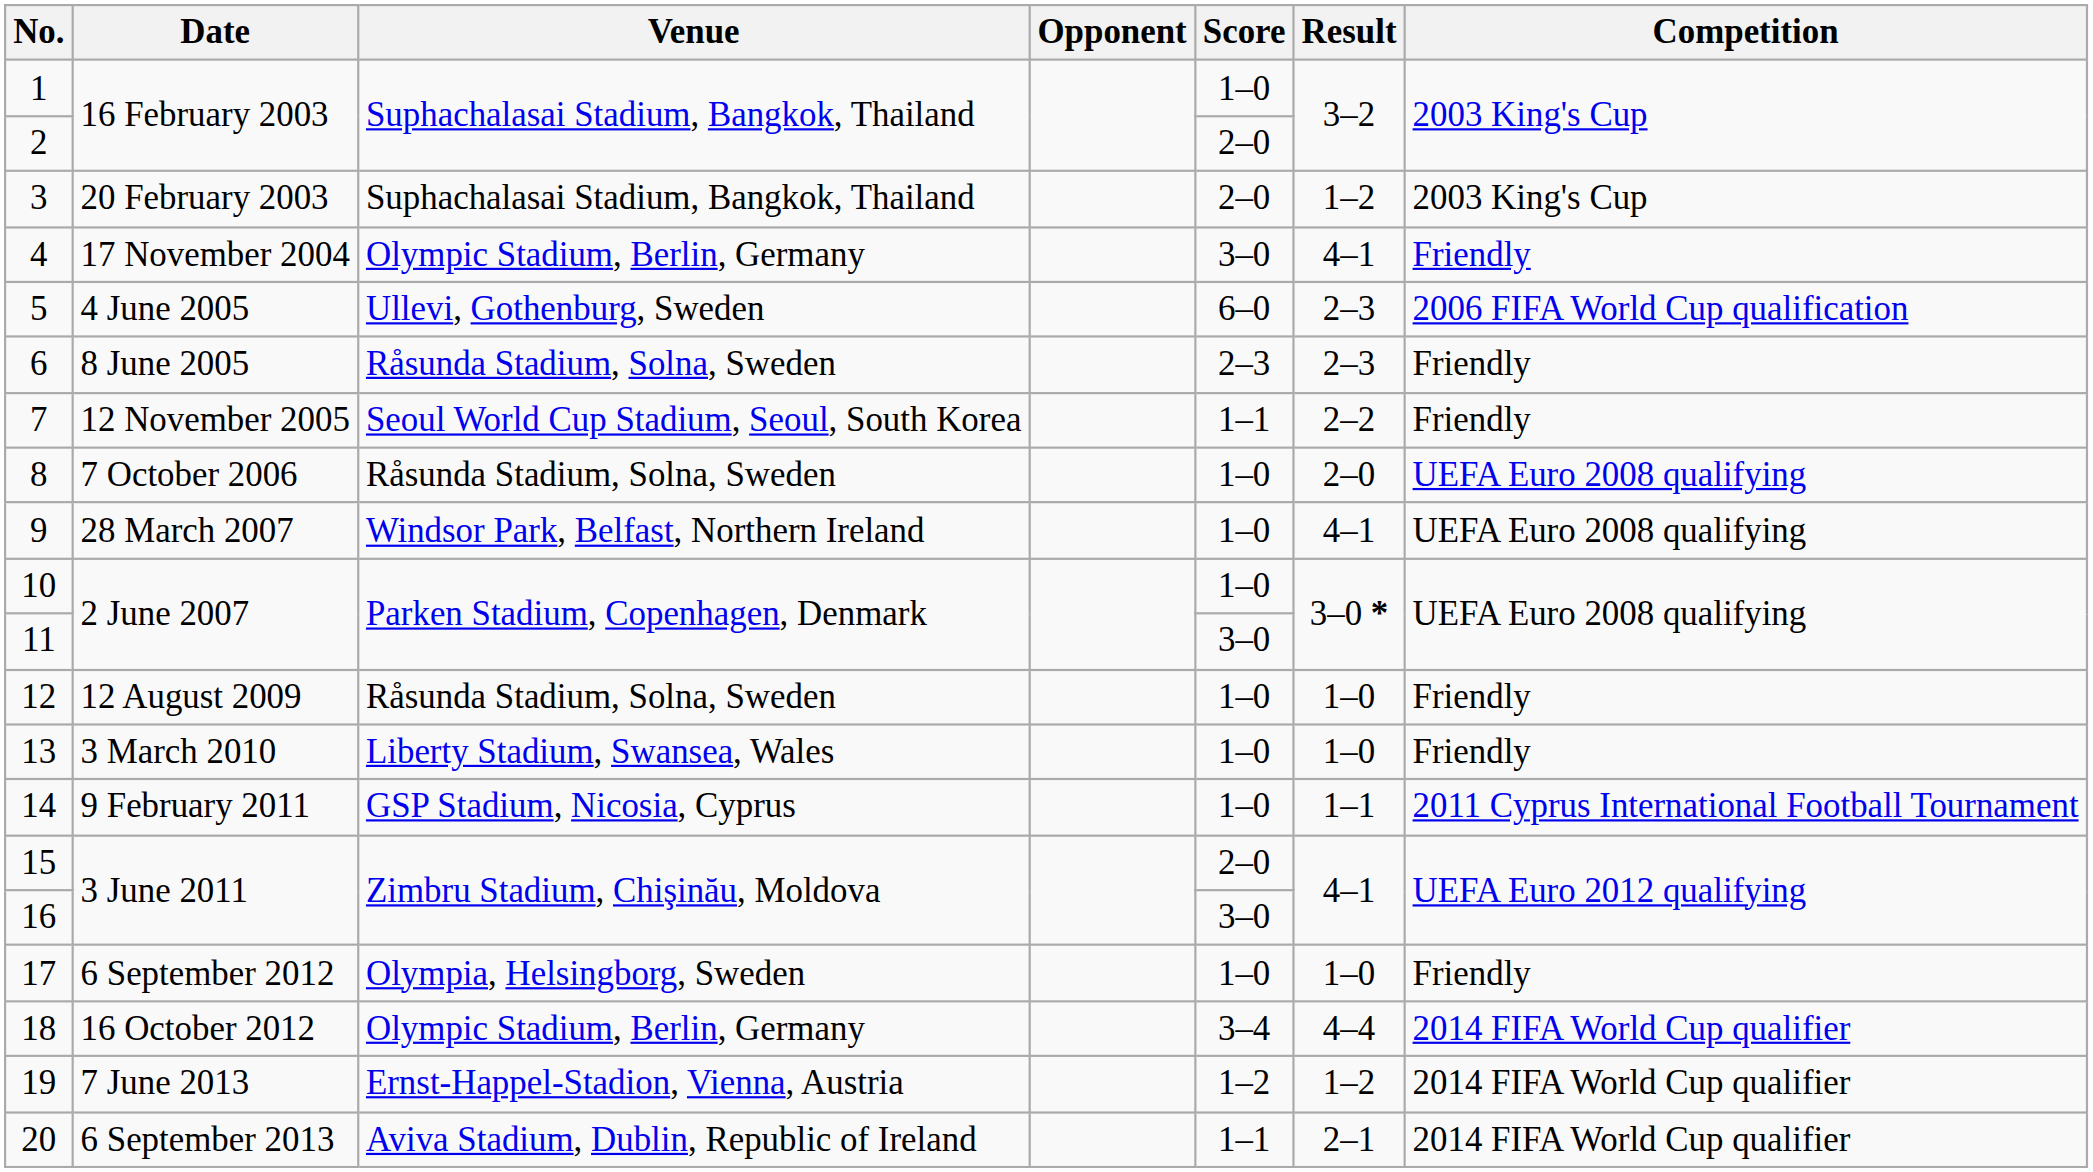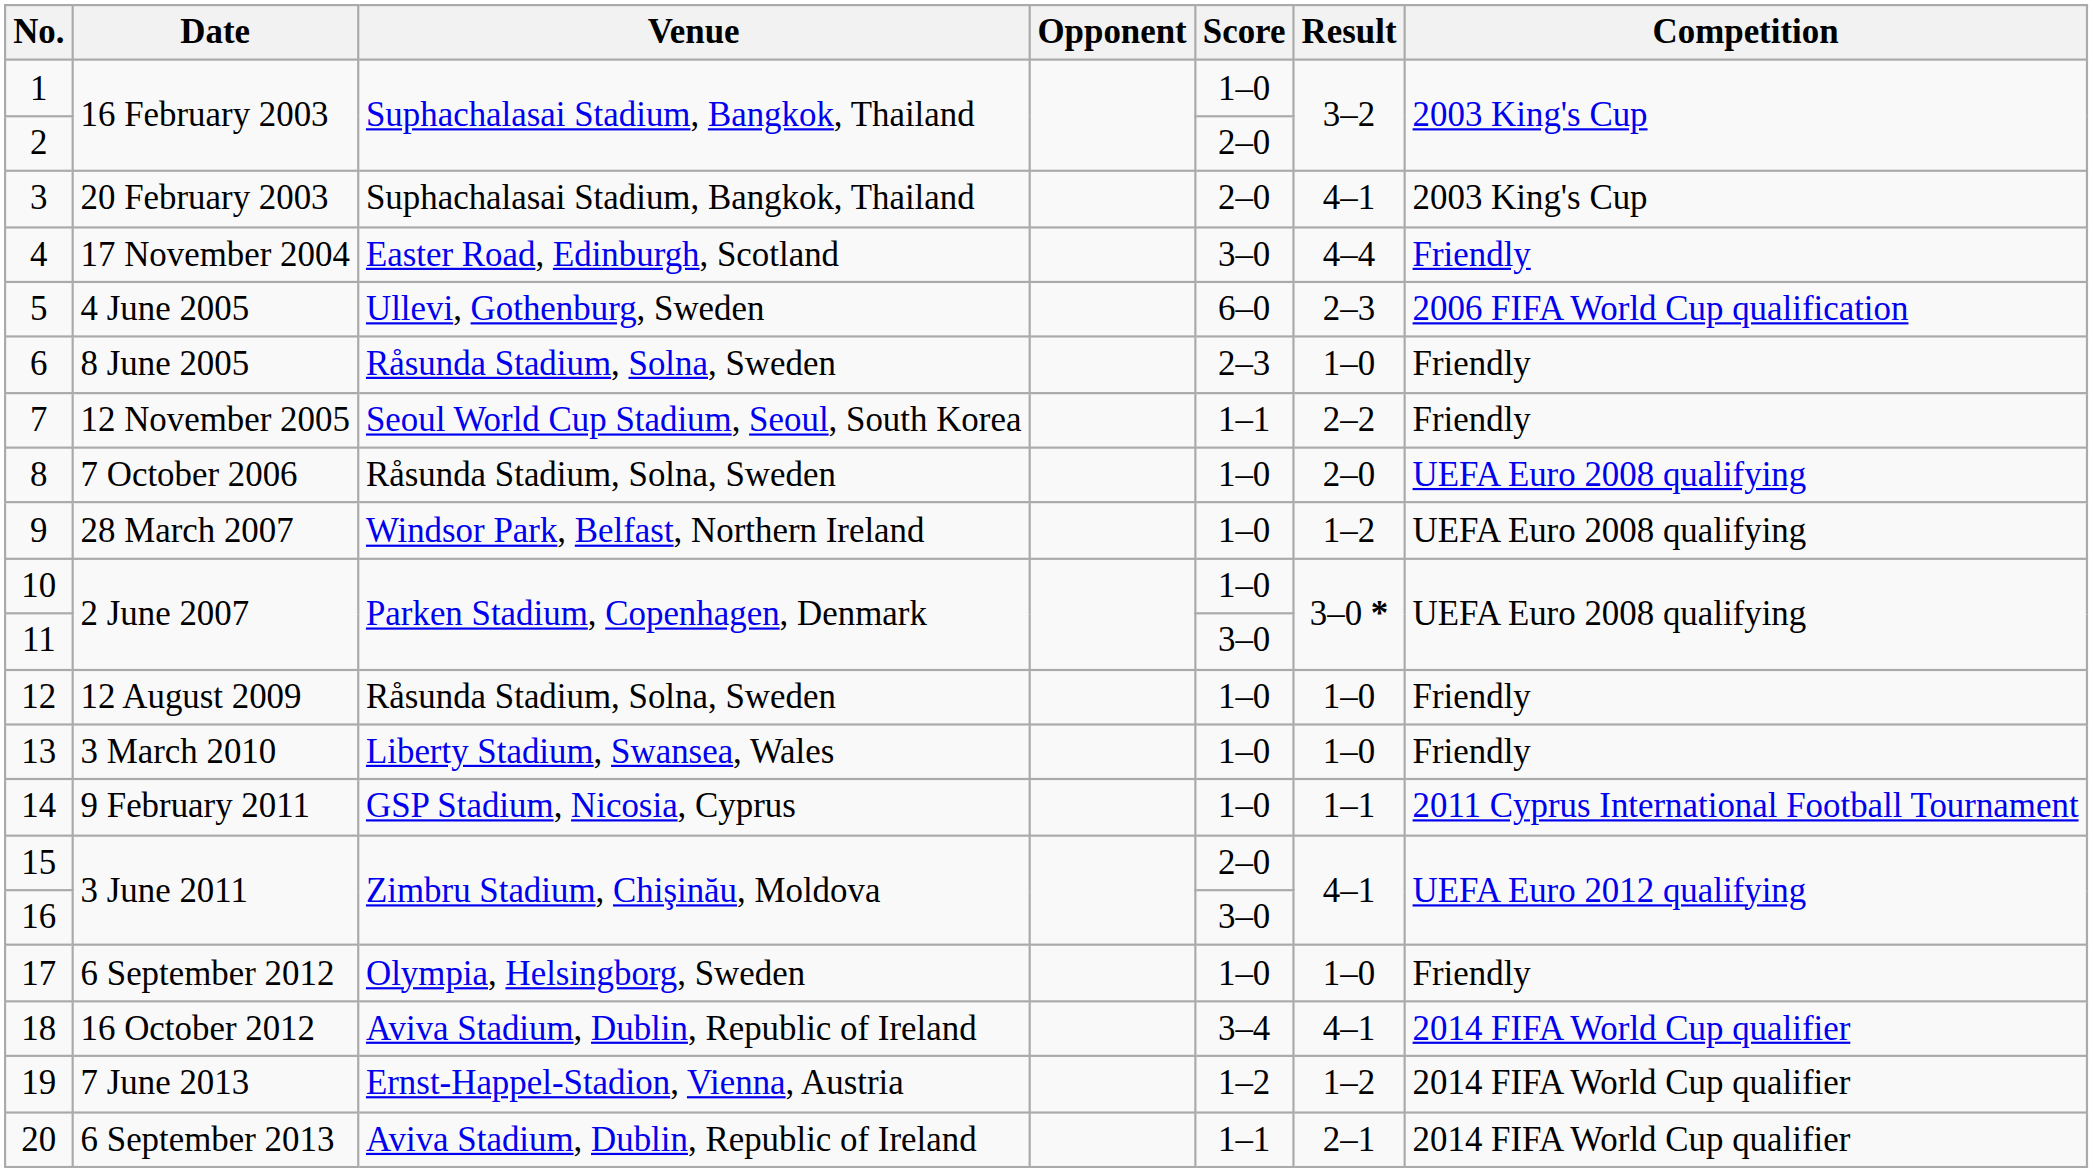(1349, 198) 1–2 -> (1349, 198) 4–1
(615, 253) Olympic Stadium, Berlin, Germany -> (602, 253) Easter Road, Edinburgh, Scotland
(1349, 253) 4–1 -> (1349, 253) 4–4
(1349, 364) 2–3 -> (1349, 364) 1–0
(1349, 530) 4–1 -> (1349, 530) 1–2
(615, 1027) Olympic Stadium, Berlin, Germany -> (671, 1027) Aviva Stadium, Dublin, Republic of Ireland
(1349, 1027) 4–4 -> (1349, 1027) 4–1
